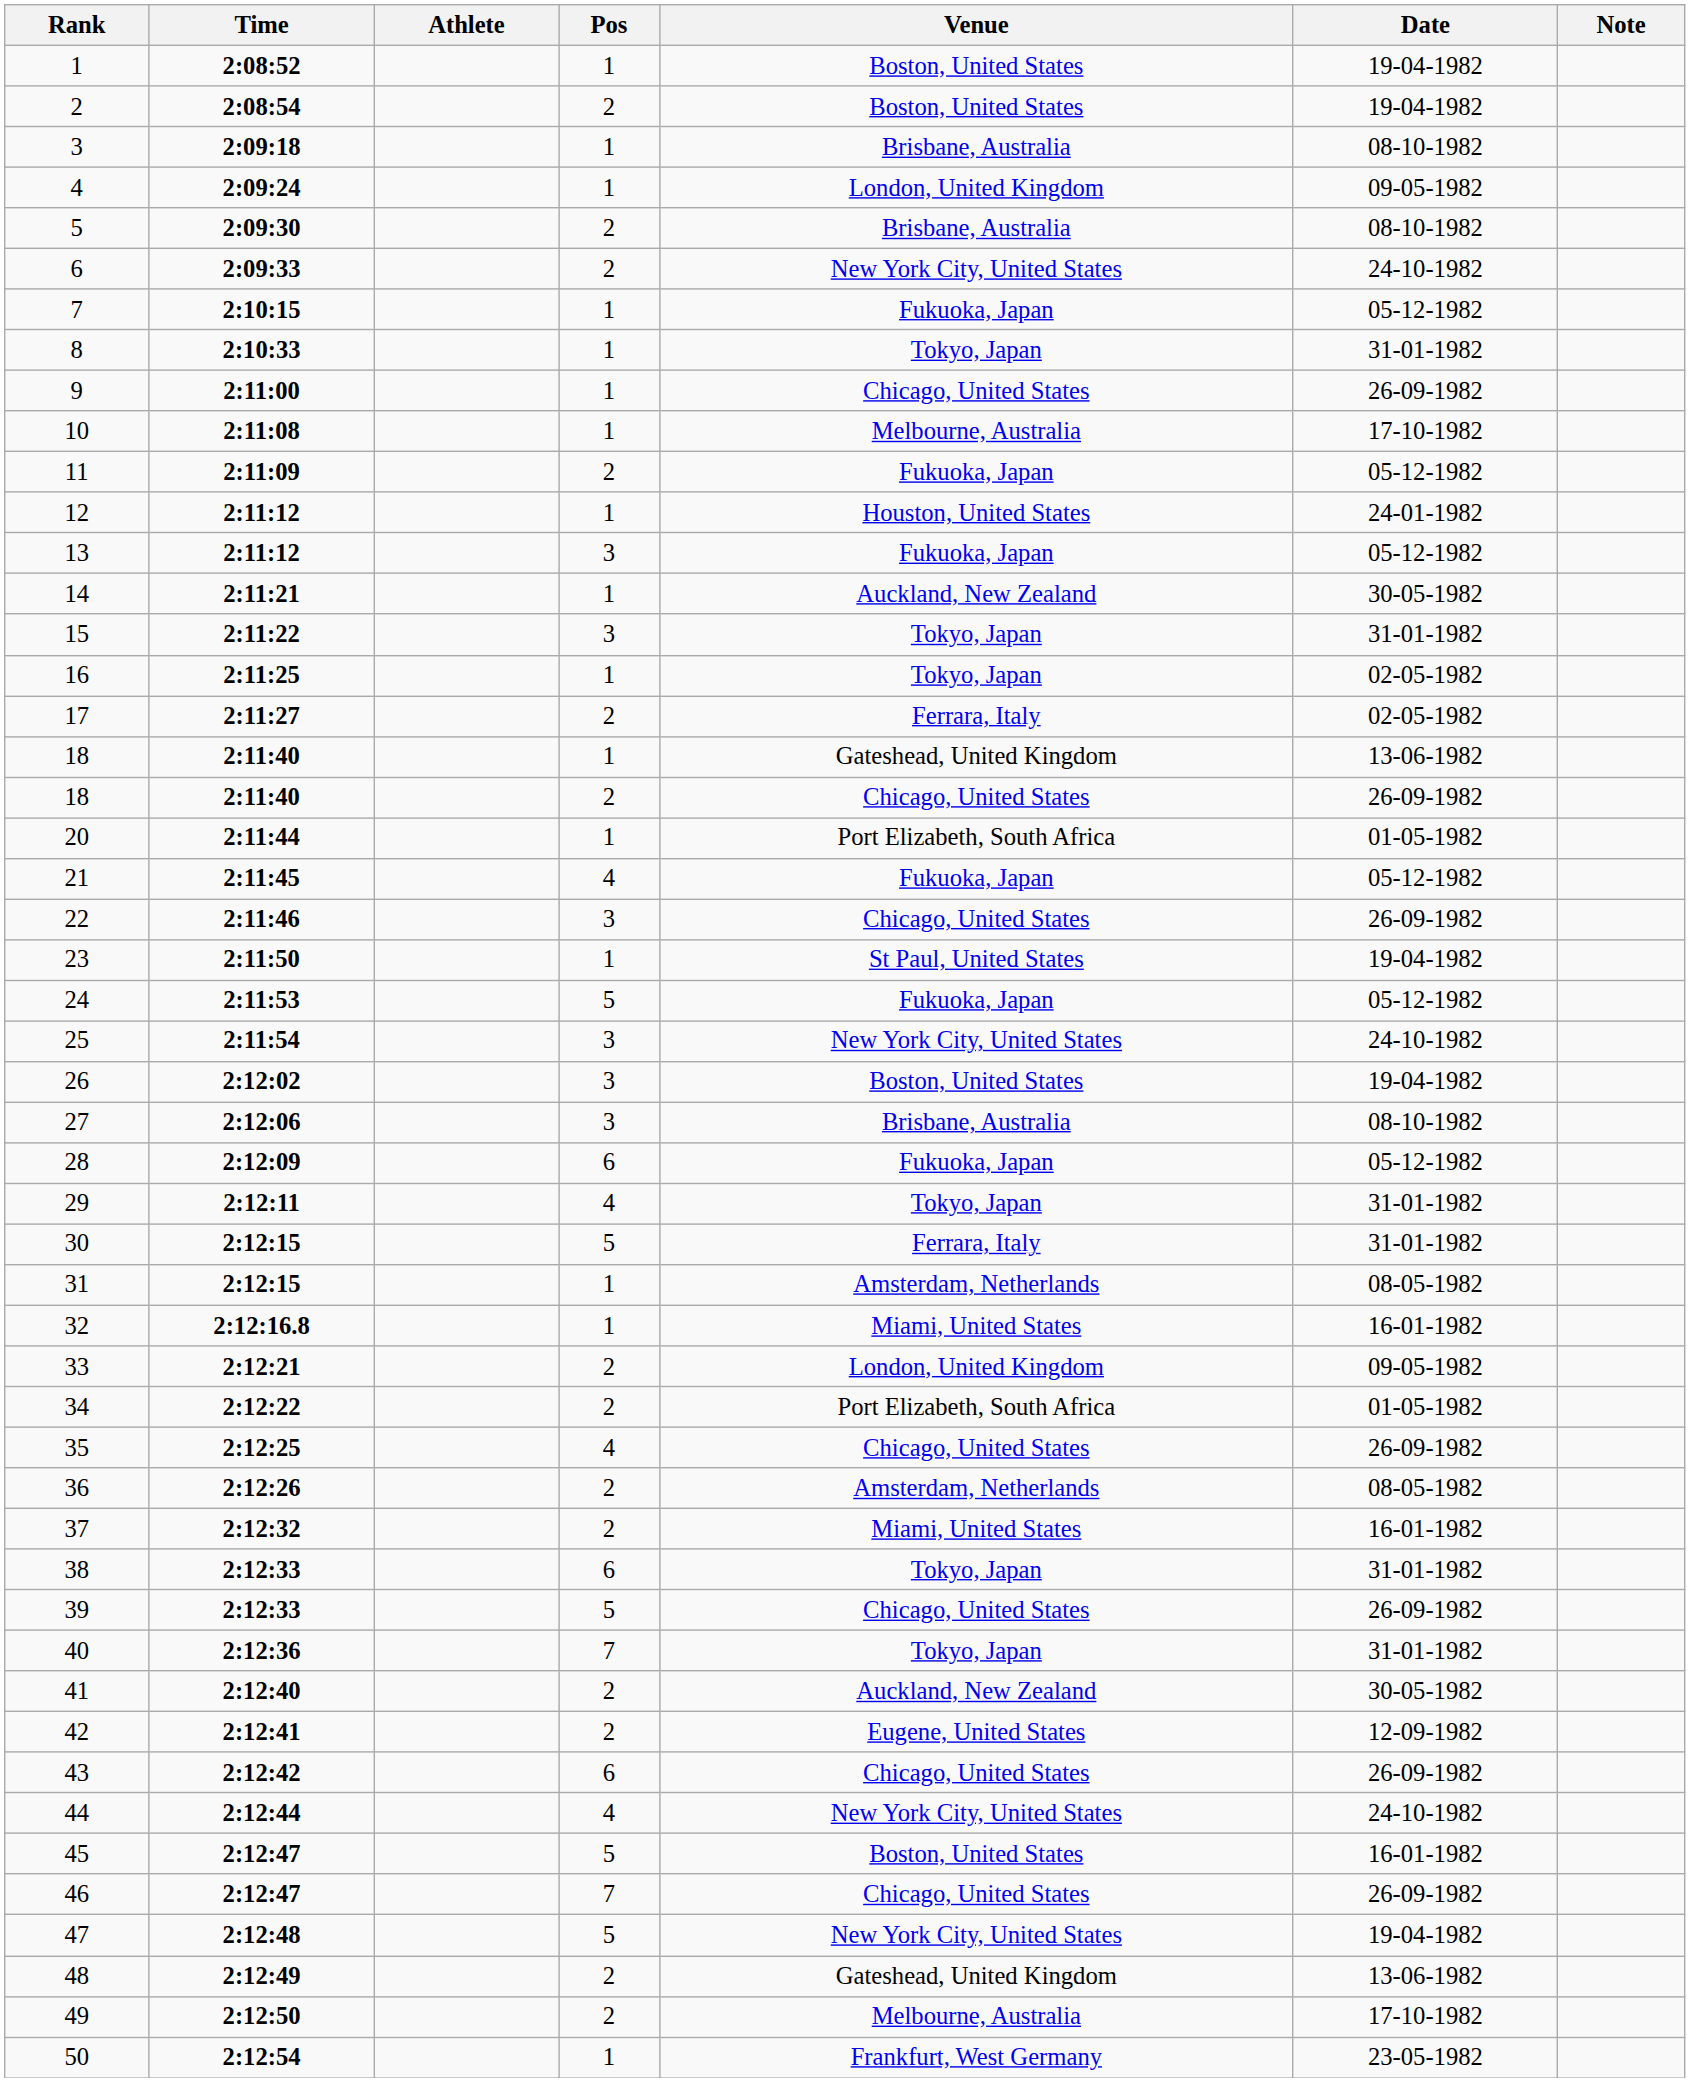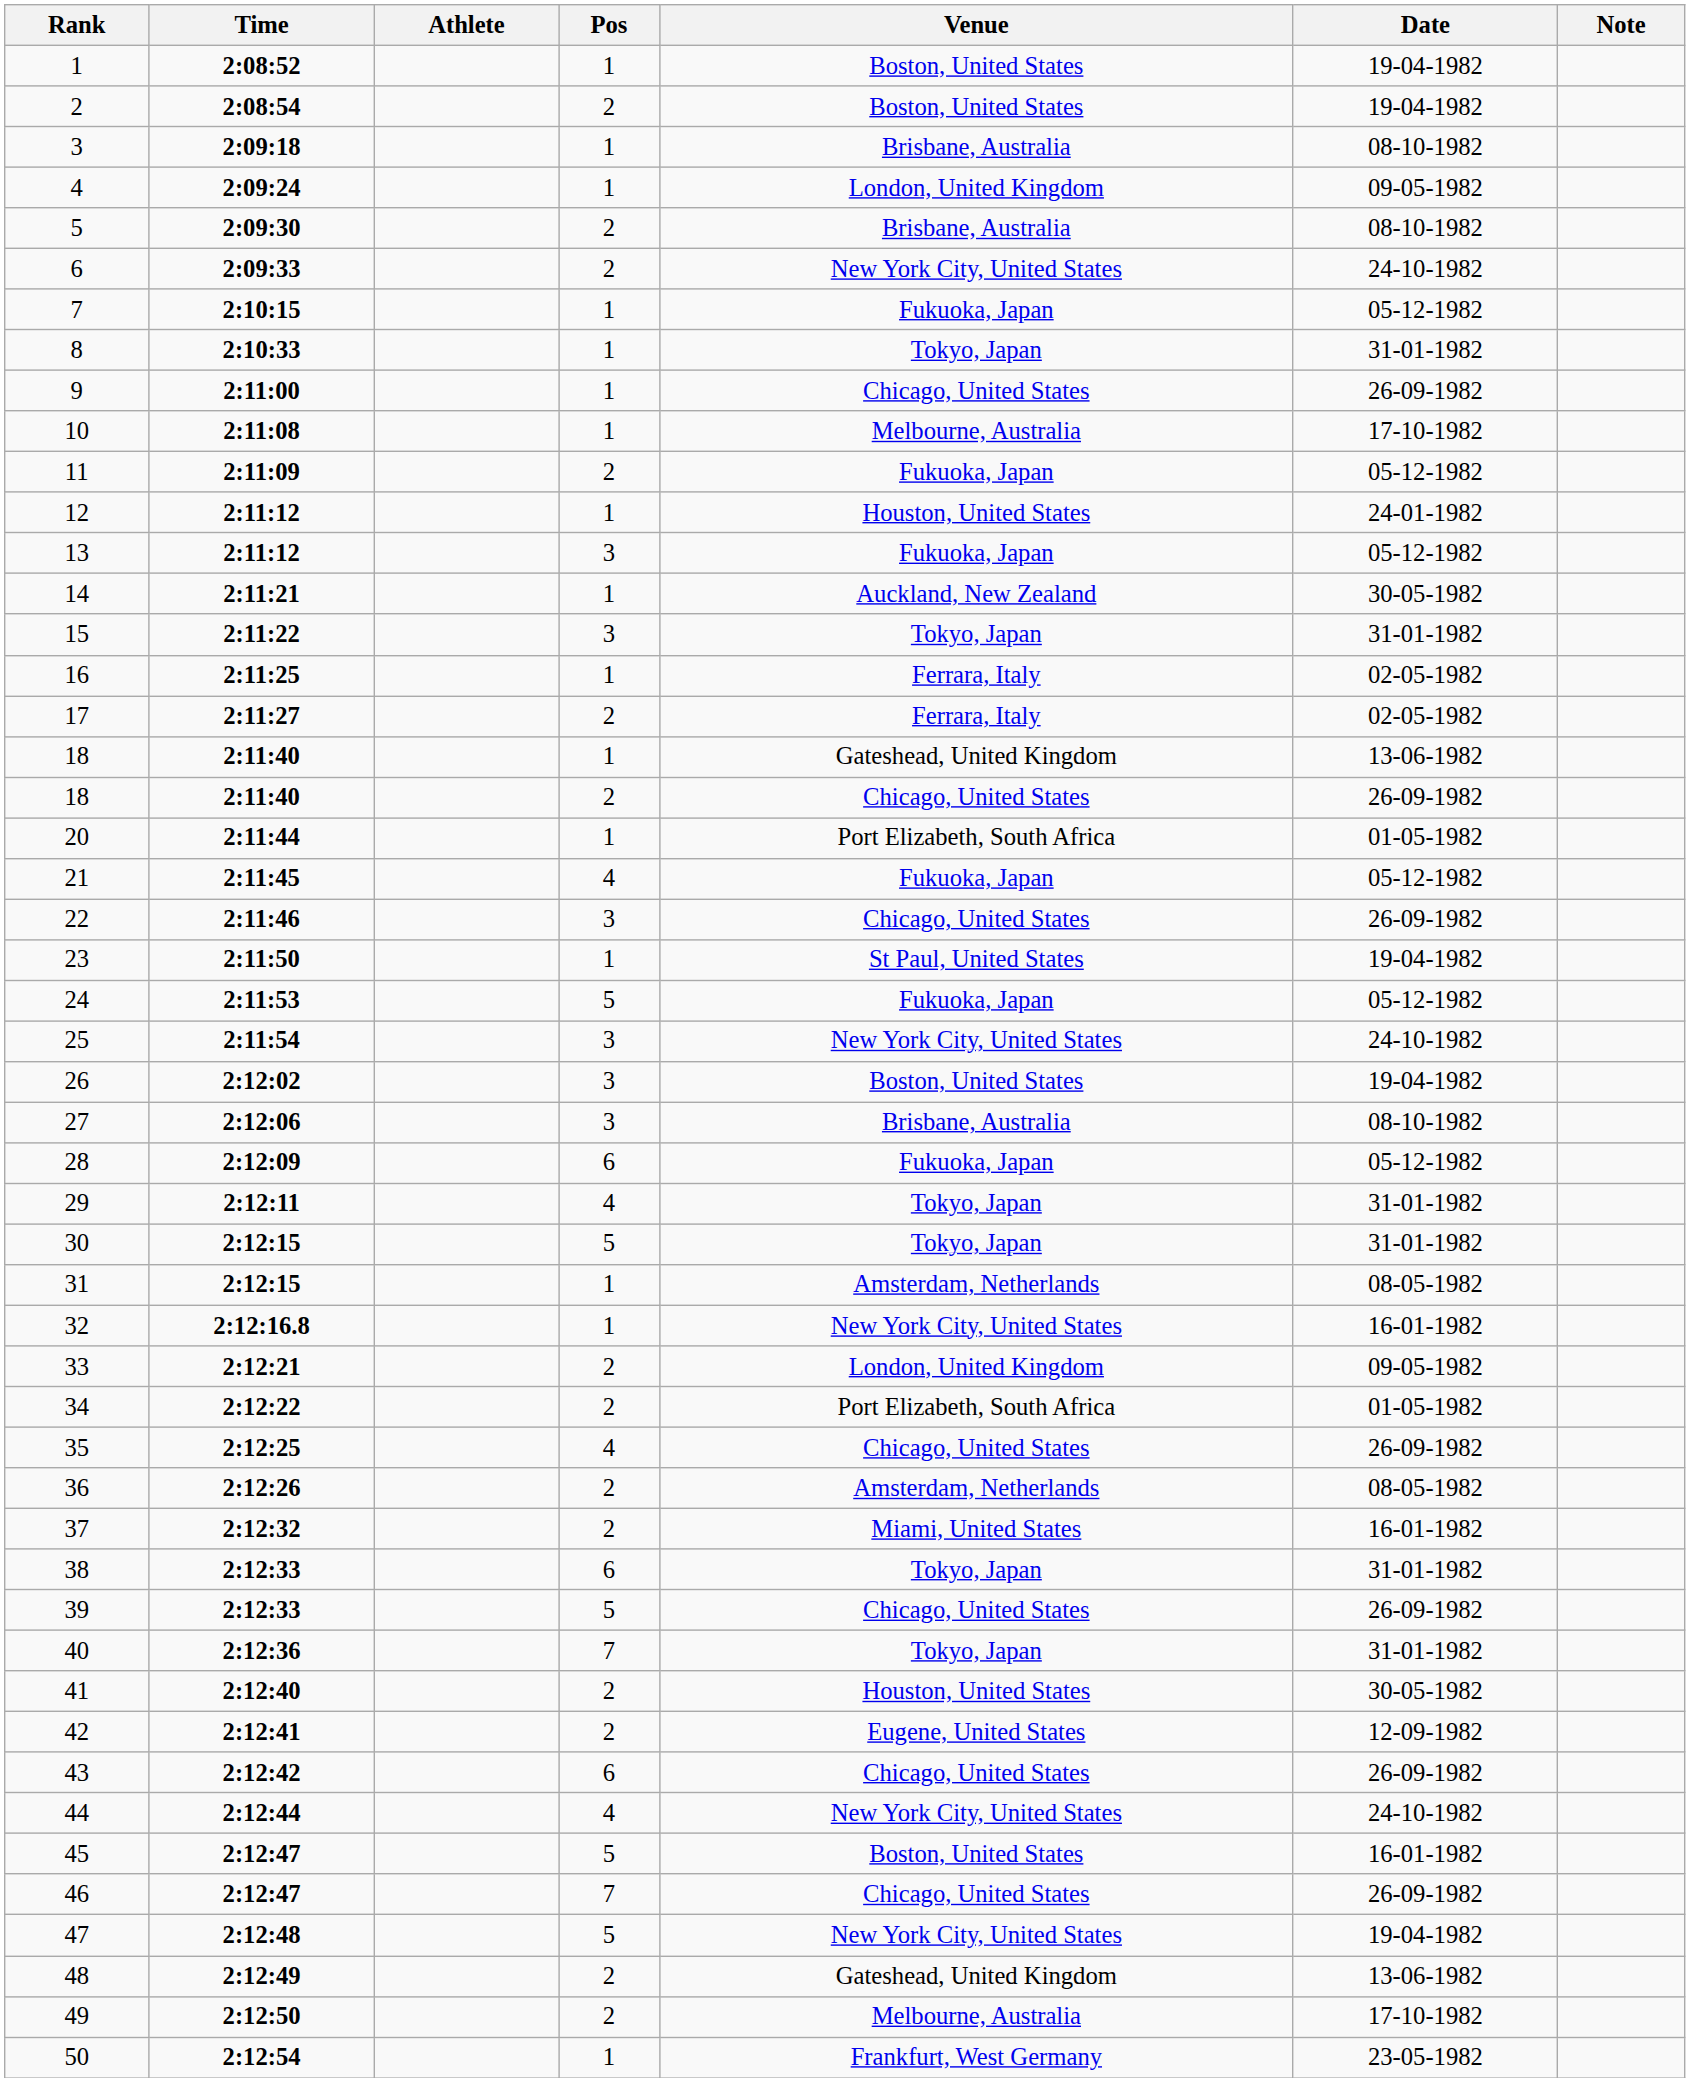(976, 674) Tokyo, Japan -> (976, 674) Ferrara, Italy
(976, 1243) Ferrara, Italy -> (976, 1243) Tokyo, Japan
(976, 1325) Miami, United States -> (976, 1325) New York City, United States
(976, 1690) Auckland, New Zealand -> (976, 1690) Houston, United States
